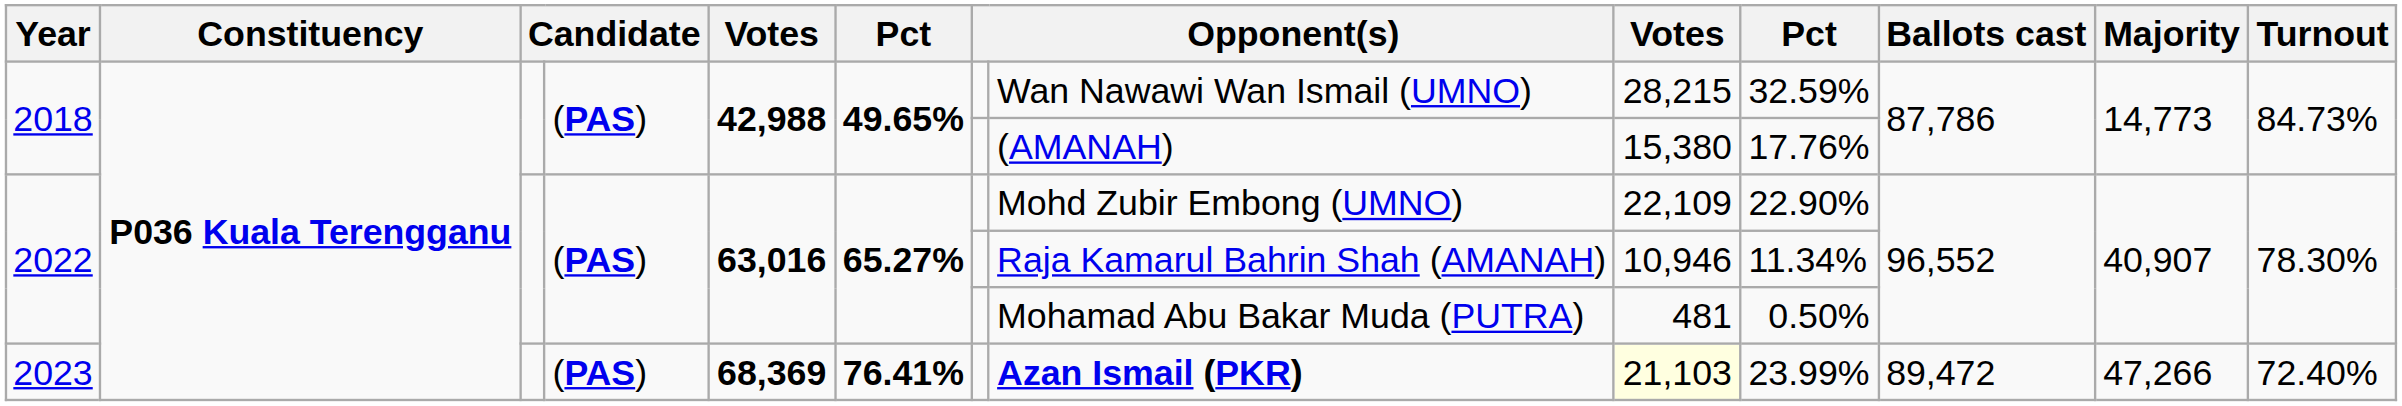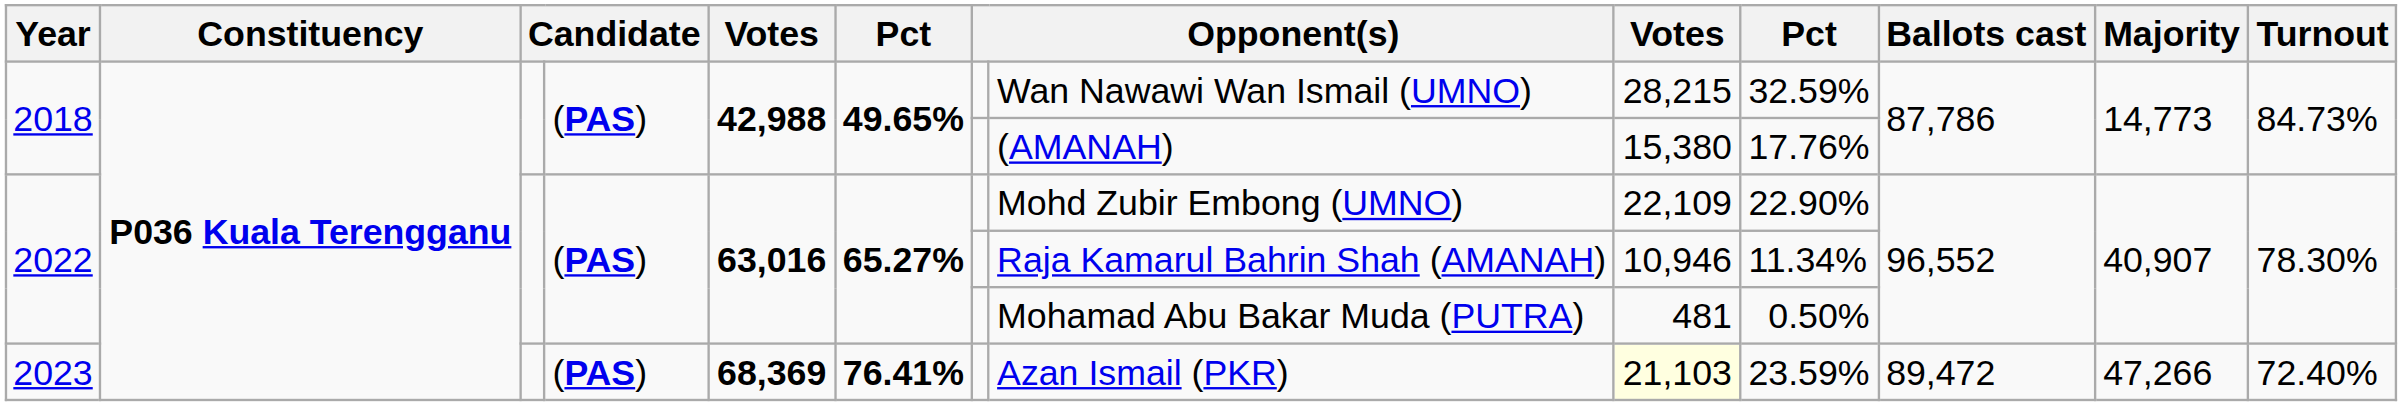(1150, 373) bold -> (1143, 373) normal
(1809, 373) 23.99% -> (1809, 373) 23.59%
